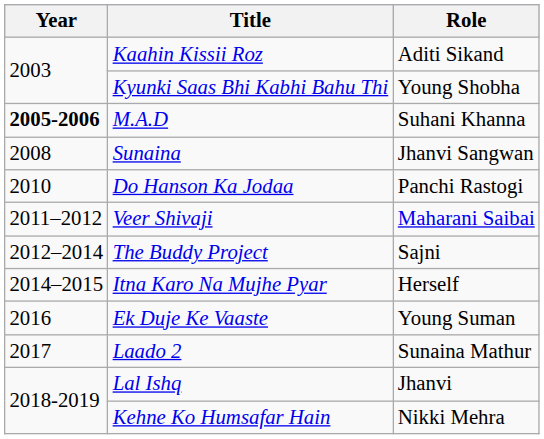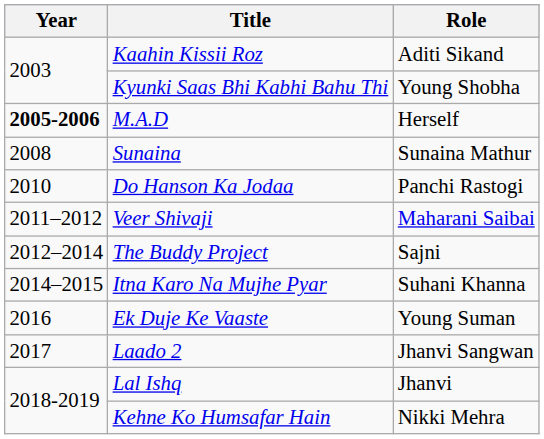(462, 119) Suhani Khanna -> (428, 119) Herself
(466, 152) Jhanvi Sangwan -> (465, 152) Sunaina Mathur
(428, 284) Herself -> (462, 284) Suhani Khanna
(465, 350) Sunaina Mathur -> (466, 350) Jhanvi Sangwan
